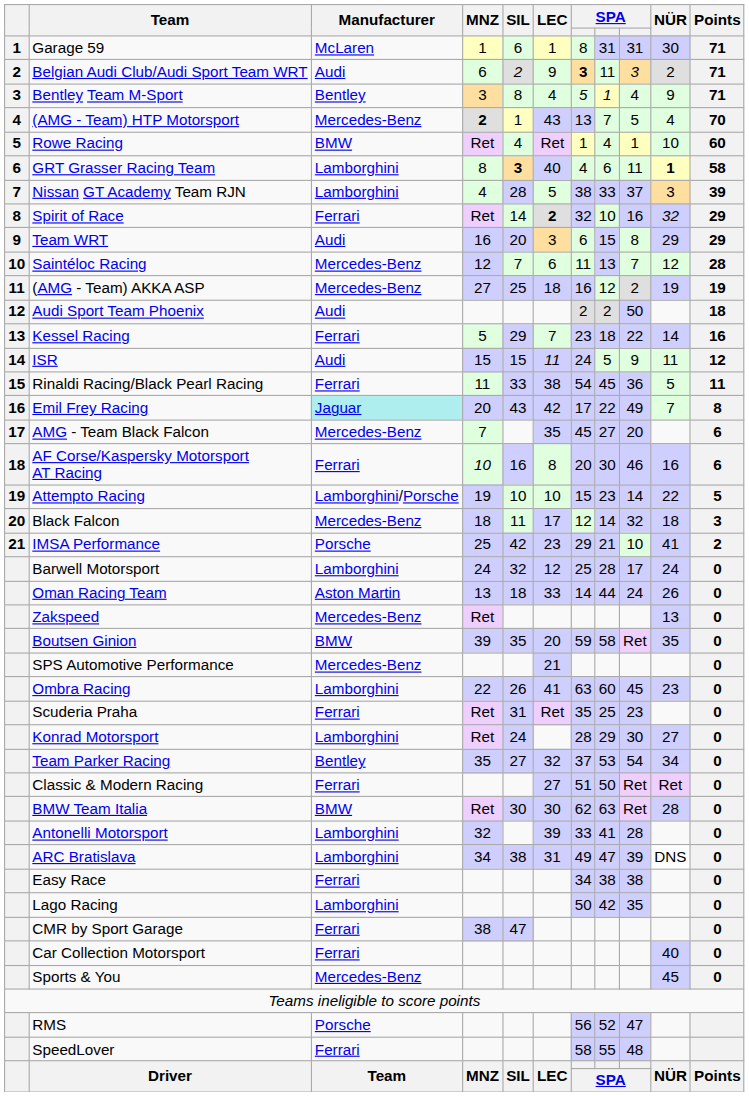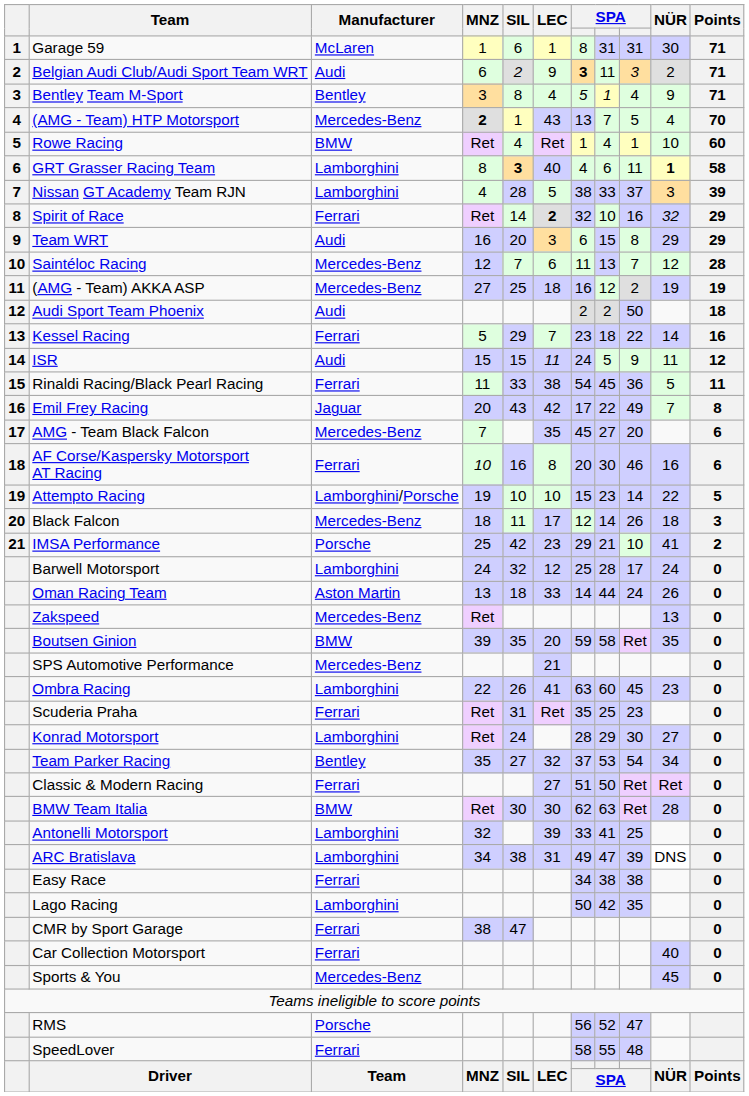(338, 408) paleturquoise background -> (338, 408) no background
(635, 520) 32 -> (635, 520) 26
(635, 832) 28 -> (635, 832) 25
